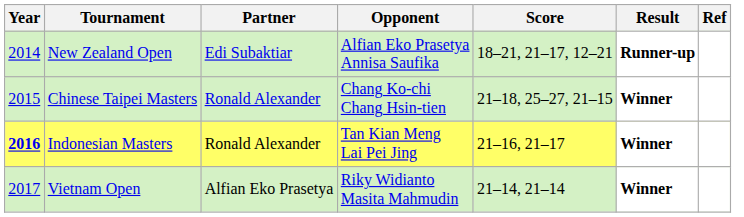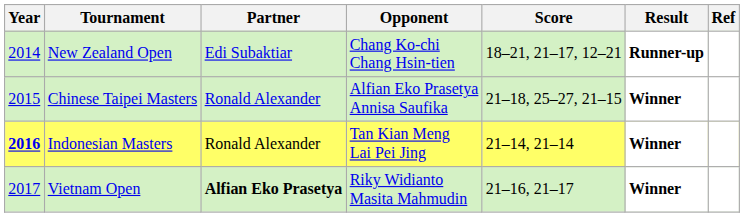(405, 53) Alfian Eko Prasetya Annisa Saufika -> (402, 53) Chang Ko-chi Chang Hsin-tien
(393, 99) Chang Ko-chi Chang Hsin-tien -> (414, 99) Alfian Eko Prasetya Annisa Saufika
(521, 144) 21–16, 21–17 -> (530, 144) 21–14, 21–14
(269, 189) normal -> (273, 189) bold
(521, 189) 21–14, 21–14 -> (530, 189) 21–16, 21–17
